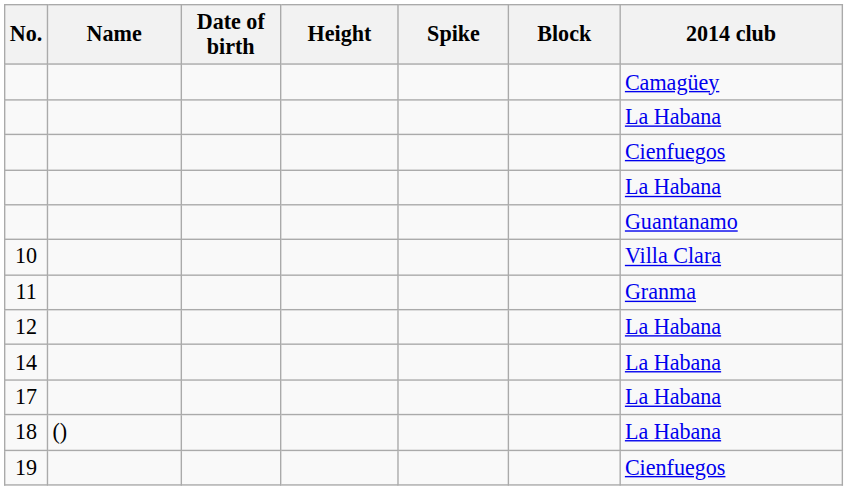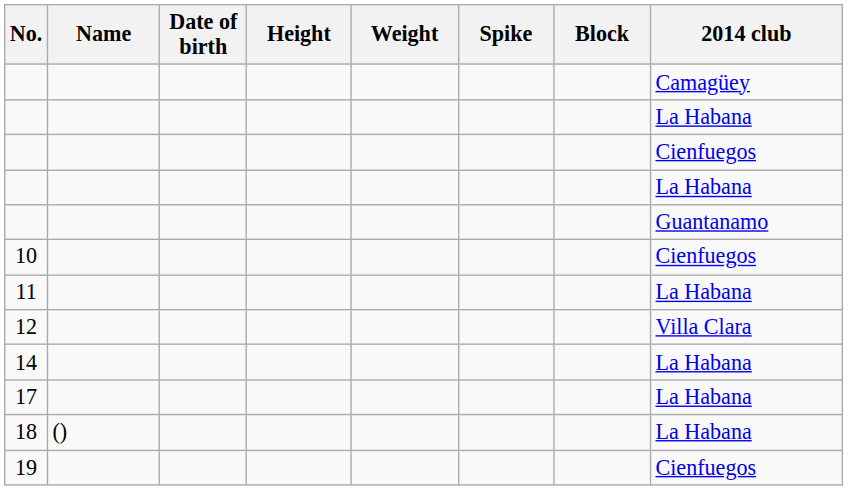+ column: (405, 34)
(673, 256) Villa Clara -> (706, 256) Cienfuegos
(660, 291) Granma -> (704, 291) La Habana
(673, 326) La Habana -> (704, 326) Villa Clara
